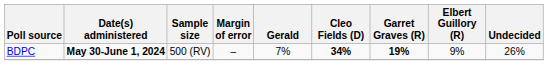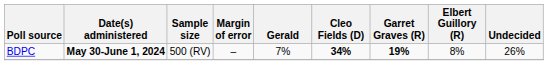(457, 52) 9% -> (457, 52) 8%
